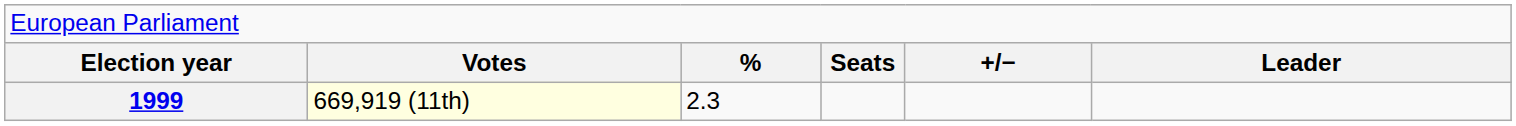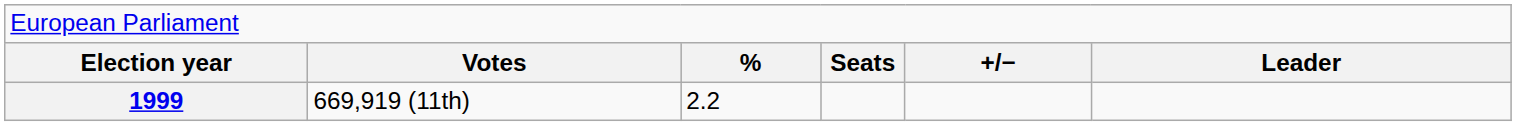(392, 100) lightyellow background -> (392, 100) no background
(703, 100) 2.3 -> (703, 100) 2.2
